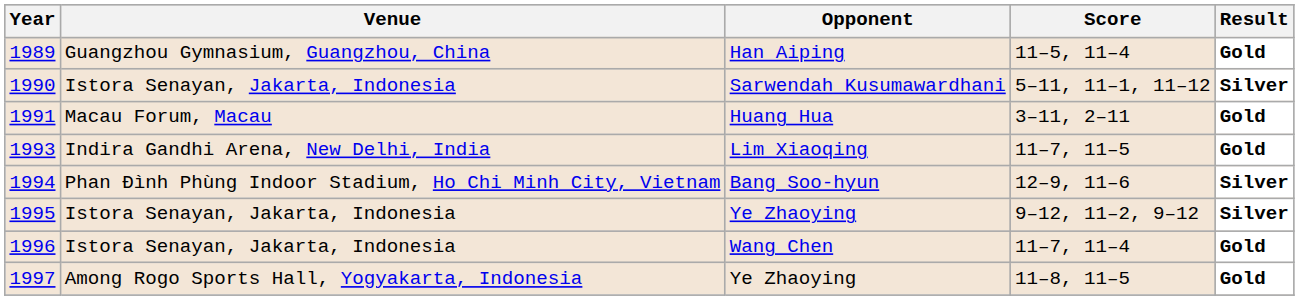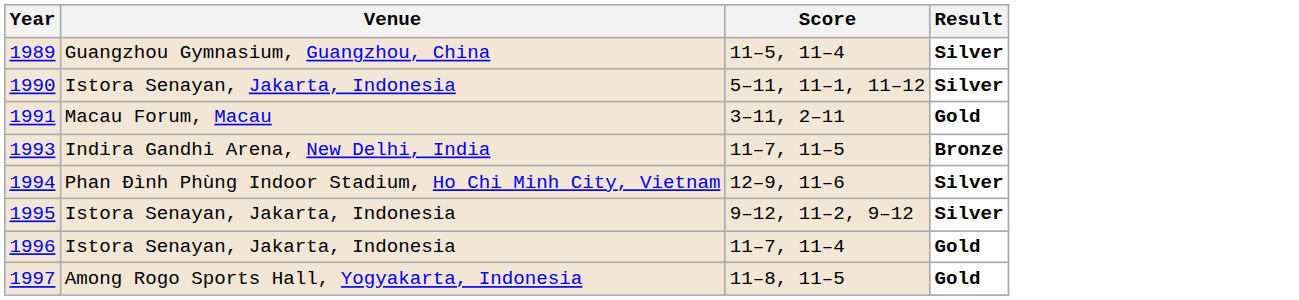- column: (868, 21)
(1243, 53) Gold -> (969, 53) Silver
(1243, 150) Gold -> (969, 150) Bronze
